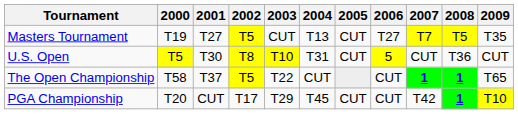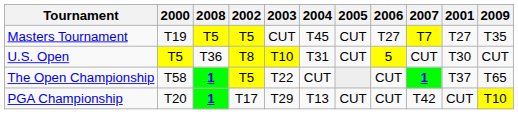columns swapped: (211, 15) <-> (460, 15)
(317, 36) T13 -> (317, 36) T45
(317, 99) T45 -> (317, 99) T13
